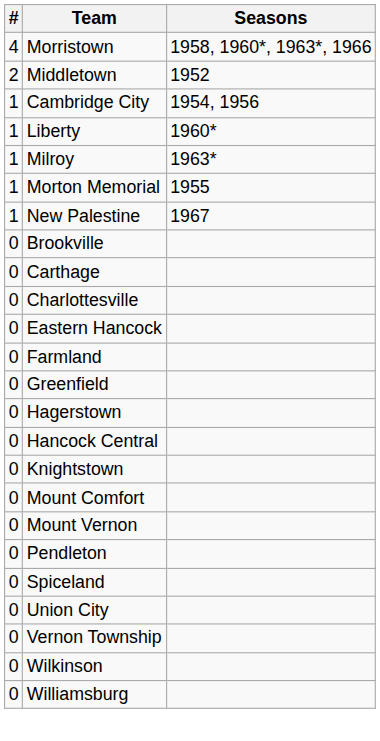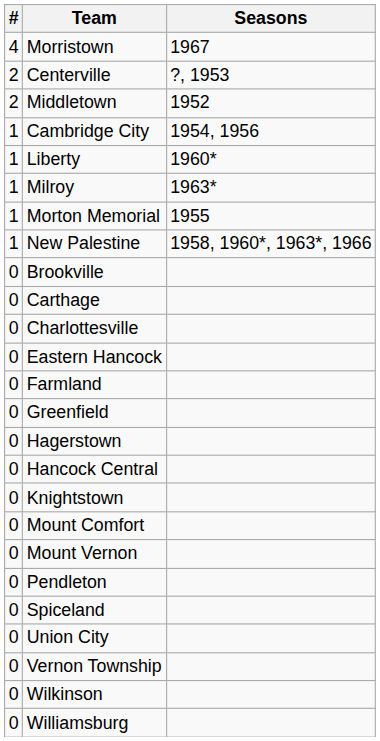(271, 46) 1958, 1960*, 1963*, 1966 -> (190, 46) 1967
+ row: (69, 74)
(190, 215) 1967 -> (271, 243) 1958, 1960*, 1963*, 1966
